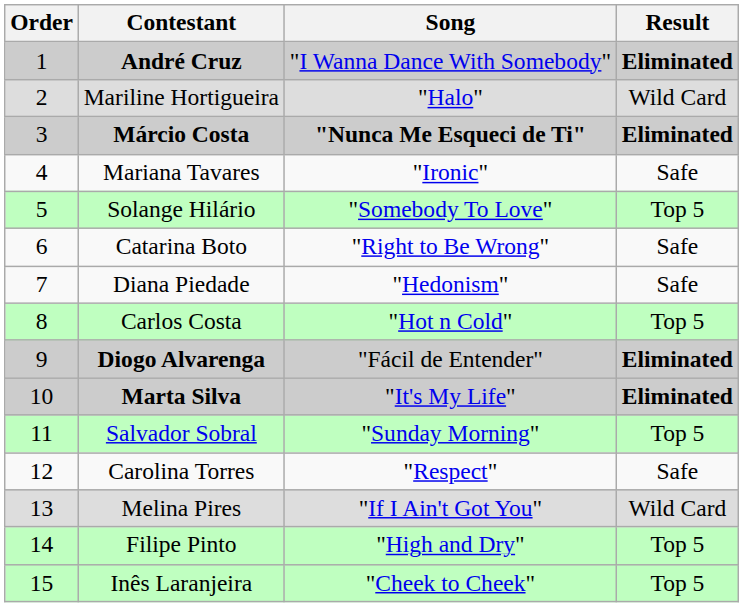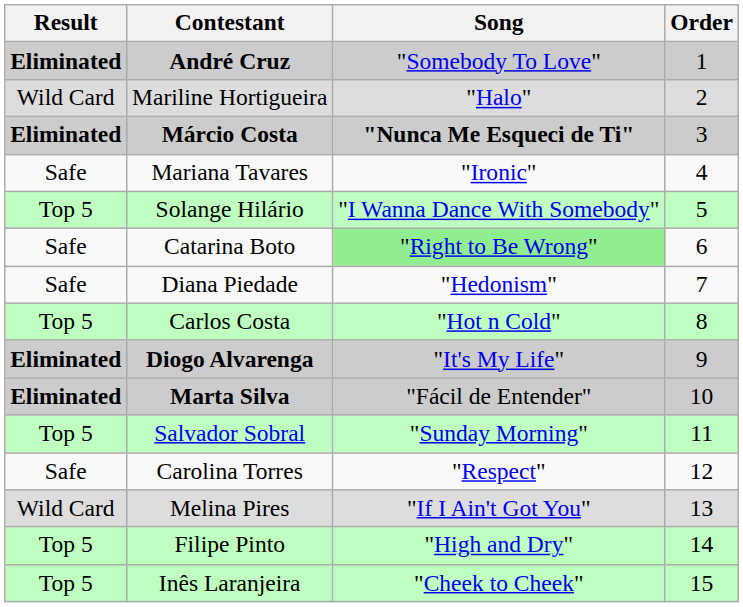columns swapped: (42, 23) <-> (677, 23)
(450, 60) "I Wanna Dance With Somebody" -> (499, 60) "Somebody To Love"
(450, 209) "Somebody To Love" -> (499, 209) "I Wanna Dance With Somebody"
(450, 246) no background -> (499, 246) lightgreen background
(450, 358) "Fácil de Entender" -> (499, 358) "It's My Life"
(450, 396) "It's My Life" -> (499, 396) "Fácil de Entender"
